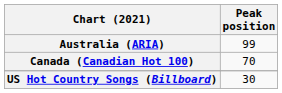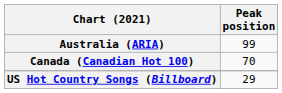(249, 79) 30 -> (249, 79) 29
